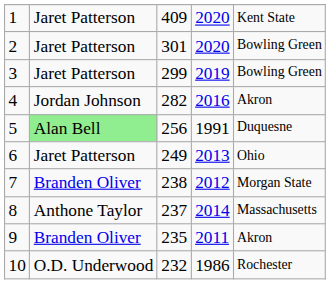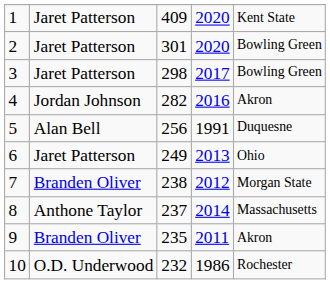(174, 73) 299 -> (174, 73) 298
(212, 73) 2019 -> (212, 73) 2017
(67, 127) lightgreen background -> (67, 127) no background
